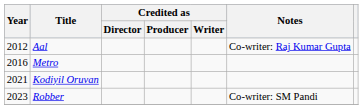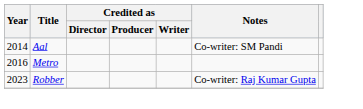(17, 46) 2012 -> (17, 46) 2014
(290, 46) Co-writer: Raj Kumar Gupta -> (238, 46) Co-writer: SM Pandi
- row: (66, 79)
(273, 96) Co-writer: SM Pandi -> (255, 79) Co-writer: Raj Kumar Gupta
